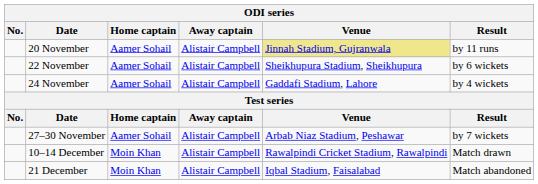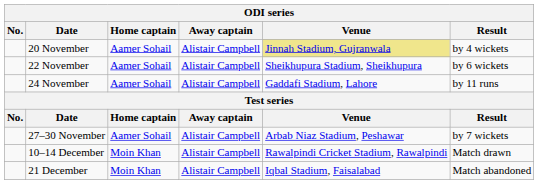(476, 48) by 11 runs -> (480, 48) by 4 wickets
(480, 83) by 4 wickets -> (476, 83) by 11 runs
